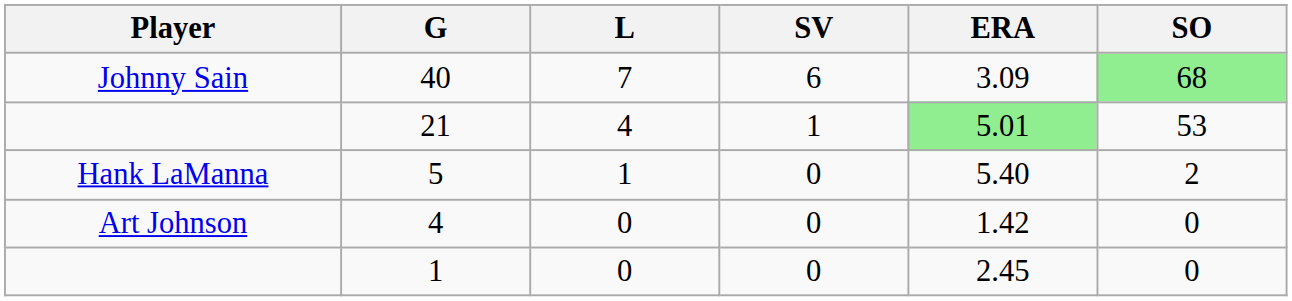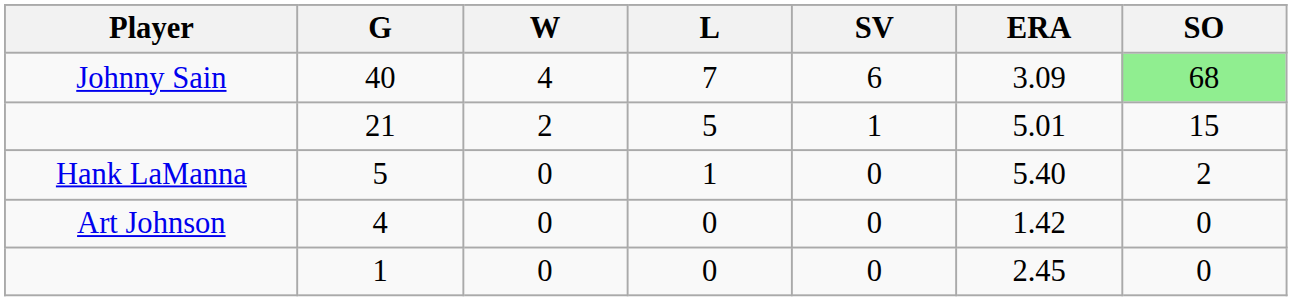+ column: (545, 28)
(625, 125) 4 -> (710, 125) 5
(1003, 125) lightgreen background -> (1039, 125) no background
(1192, 125) 53 -> (1204, 125) 15
